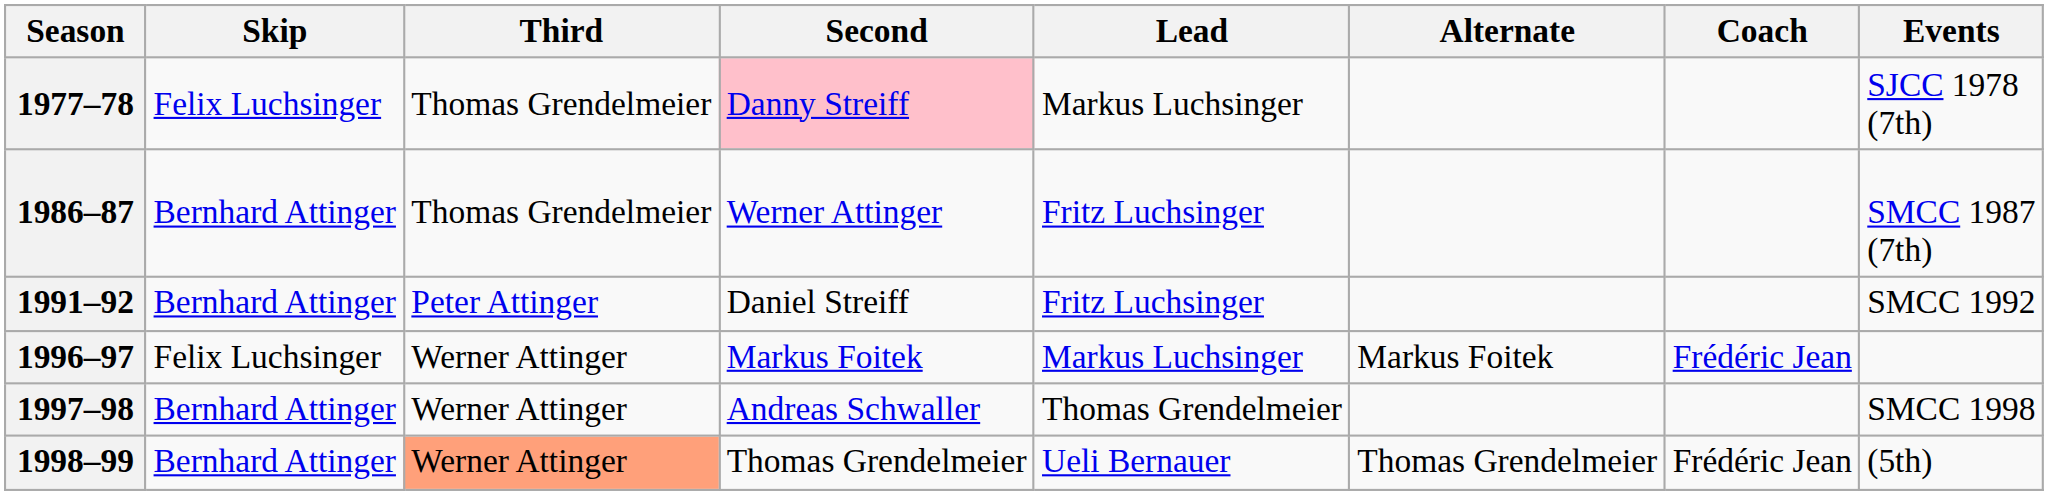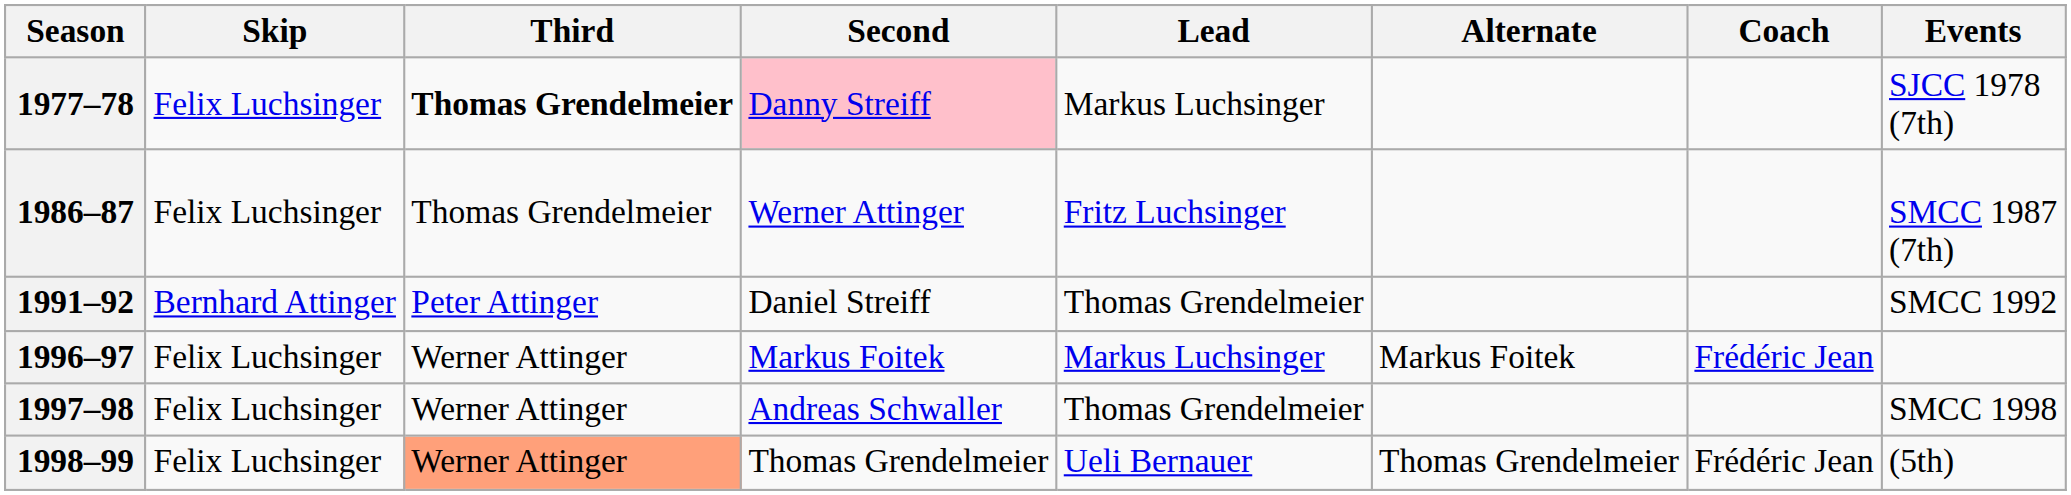(561, 102) normal -> (572, 102) bold
(275, 212) Bernhard Attinger -> (267, 212) Felix Luchsinger
(1153, 302) Fritz Luchsinger -> (1214, 302) Thomas Grendelmeier
(275, 409) Bernhard Attinger -> (267, 409) Felix Luchsinger
(275, 462) Bernhard Attinger -> (267, 462) Felix Luchsinger
